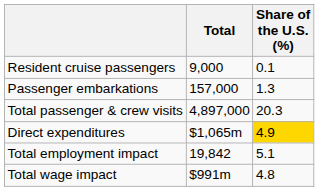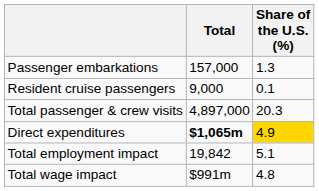rows swapped: (83, 89) <-> (91, 67)
(216, 132) normal -> (216, 132) bold
